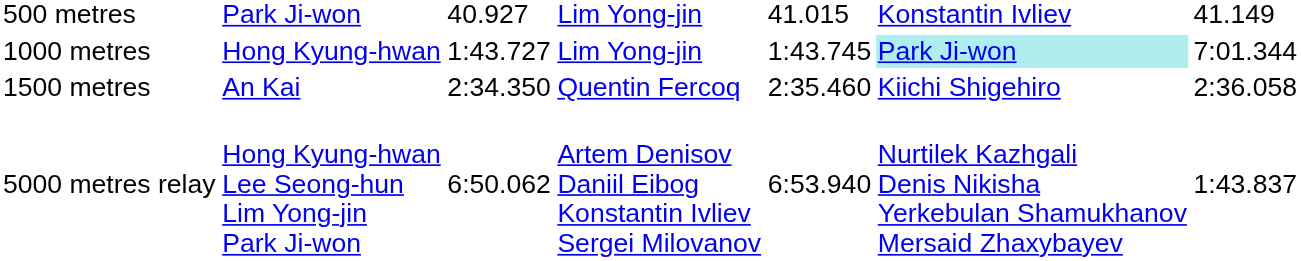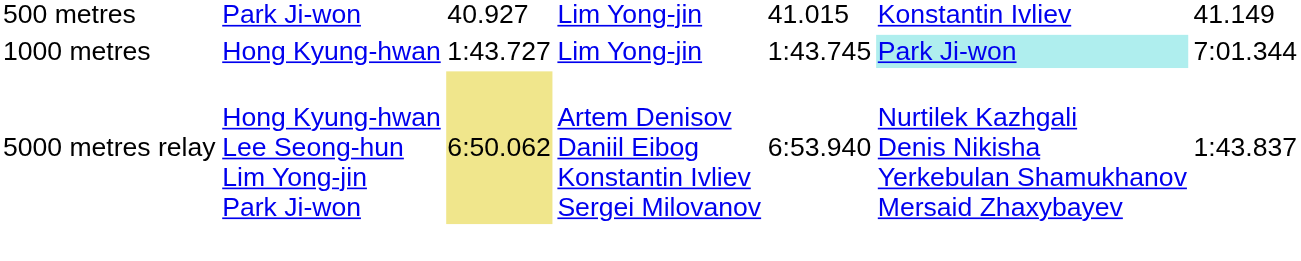- row: (77, 87)
(499, 183) no background -> (499, 147) khaki background
